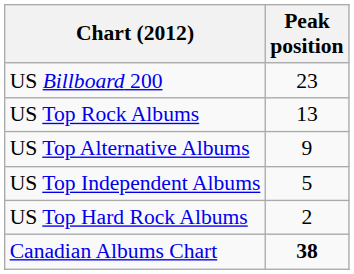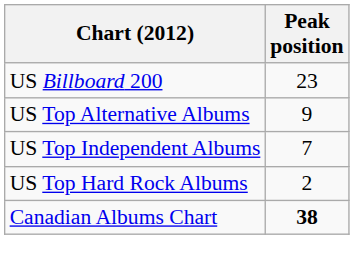- row: (104, 114)
(307, 182) 5 -> (307, 148) 7
